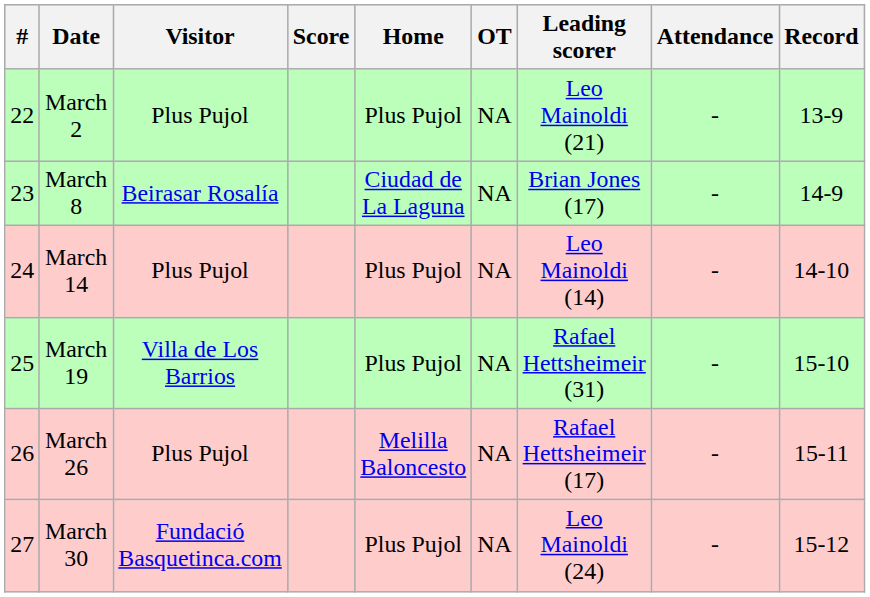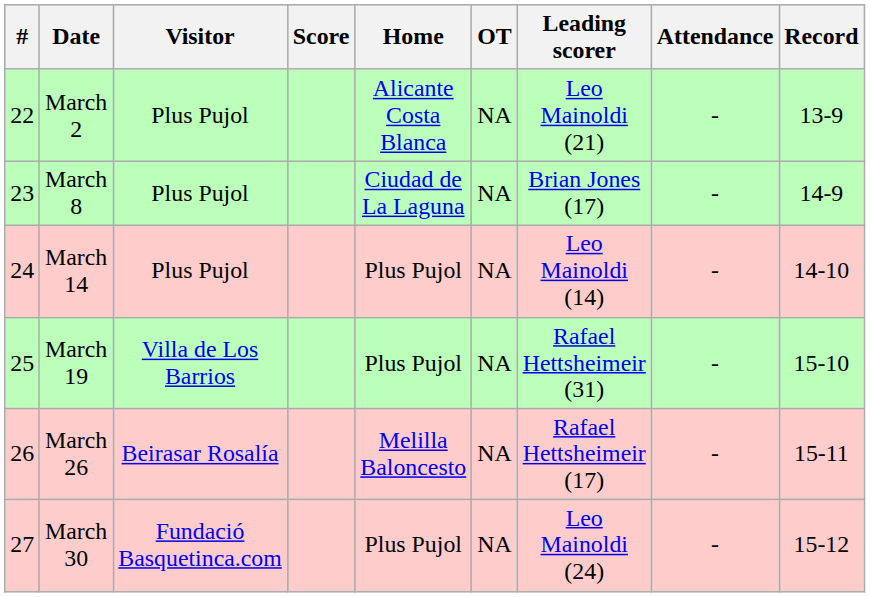(413, 114) Plus Pujol -> (413, 114) Alicante Costa Blanca
(200, 192) Beirasar Rosalía -> (200, 192) Plus Pujol
(200, 453) Plus Pujol -> (200, 453) Beirasar Rosalía
